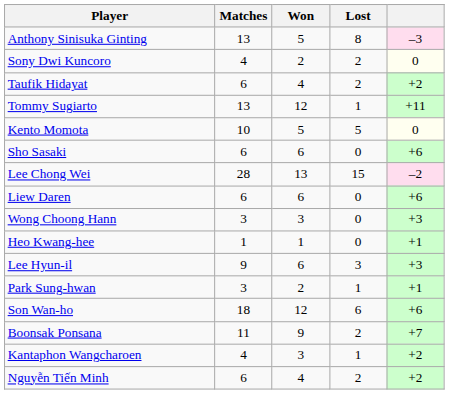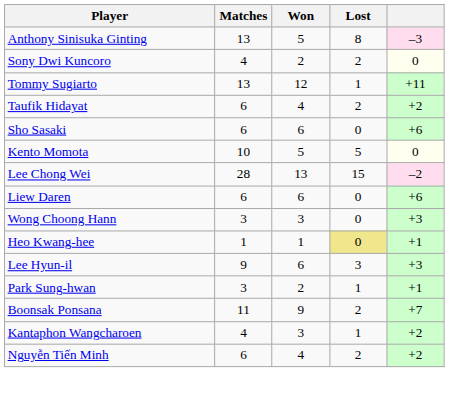rows swapped: (52, 106) <-> (48, 83)
rows swapped: (48, 128) <-> (37, 151)
(358, 242) no background -> (358, 242) khaki background
- row: (40, 310)
